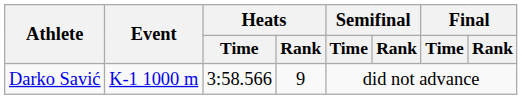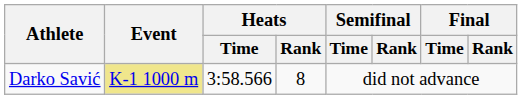(154, 79) no background -> (154, 79) khaki background
(301, 79) 9 -> (301, 79) 8
